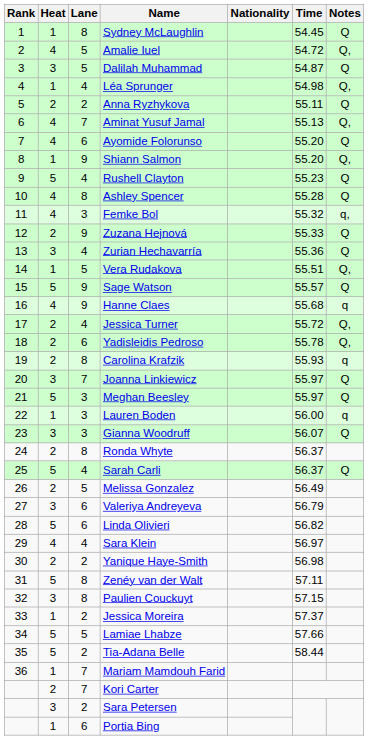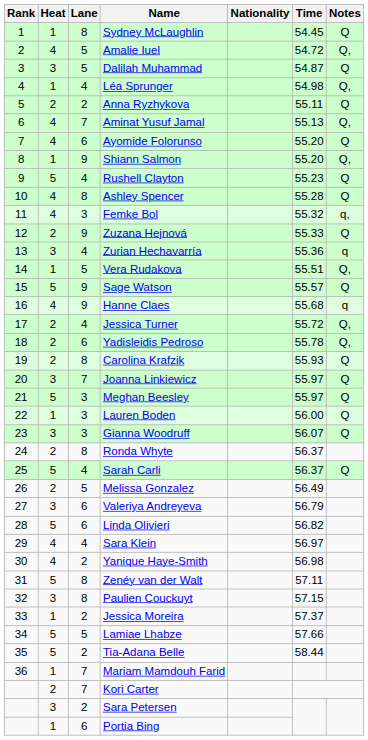(345, 251) Q -> (345, 251) q
(345, 360) q -> (345, 360) Q
(345, 415) q -> (345, 415) Q
(53, 561) 2 -> (53, 561) 4
